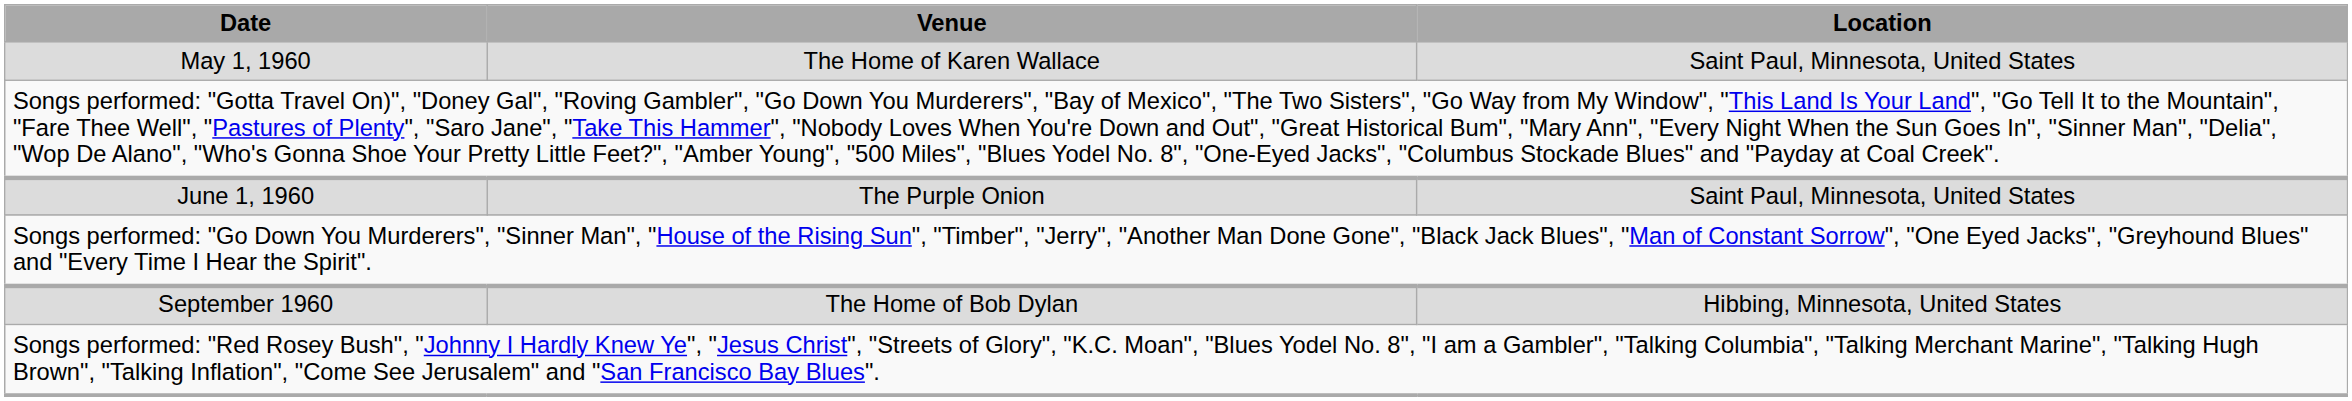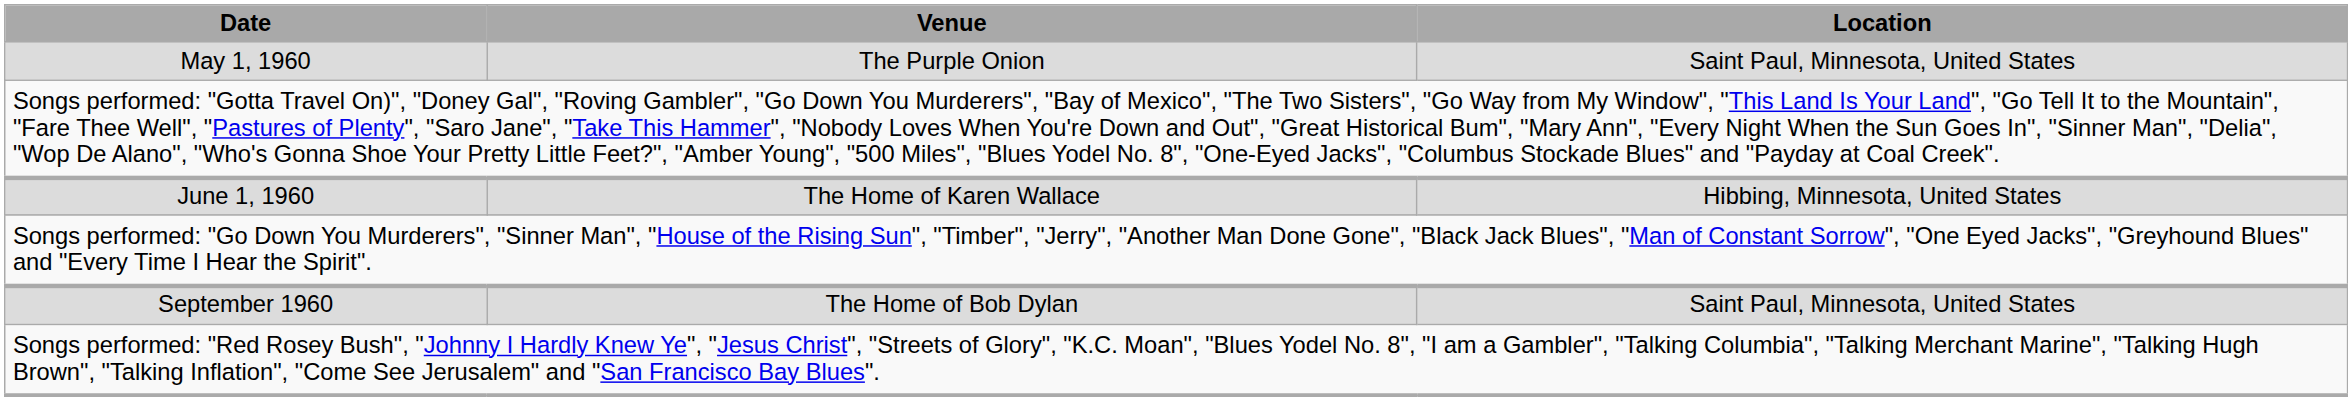(952, 60) The Home of Karen Wallace -> (952, 60) The Purple Onion
(952, 196) The Purple Onion -> (952, 196) The Home of Karen Wallace
(1882, 196) Saint Paul, Minnesota, United States -> (1882, 196) Hibbing, Minnesota, United States
(1882, 304) Hibbing, Minnesota, United States -> (1882, 304) Saint Paul, Minnesota, United States
